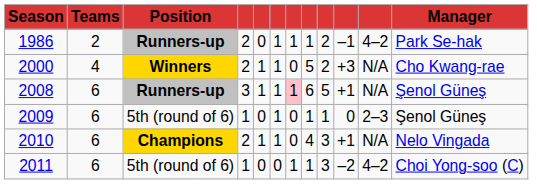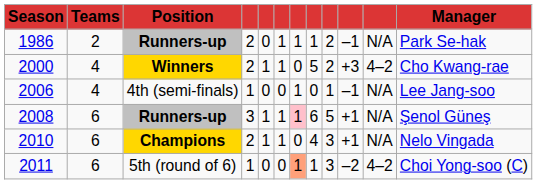(375, 41) 4–2 -> (380, 41) N/A
(375, 66) N/A -> (380, 66) 4–2
+ row: (36, 91)
- row: (36, 116)
(294, 166) no background -> (298, 166) lightsalmon background
